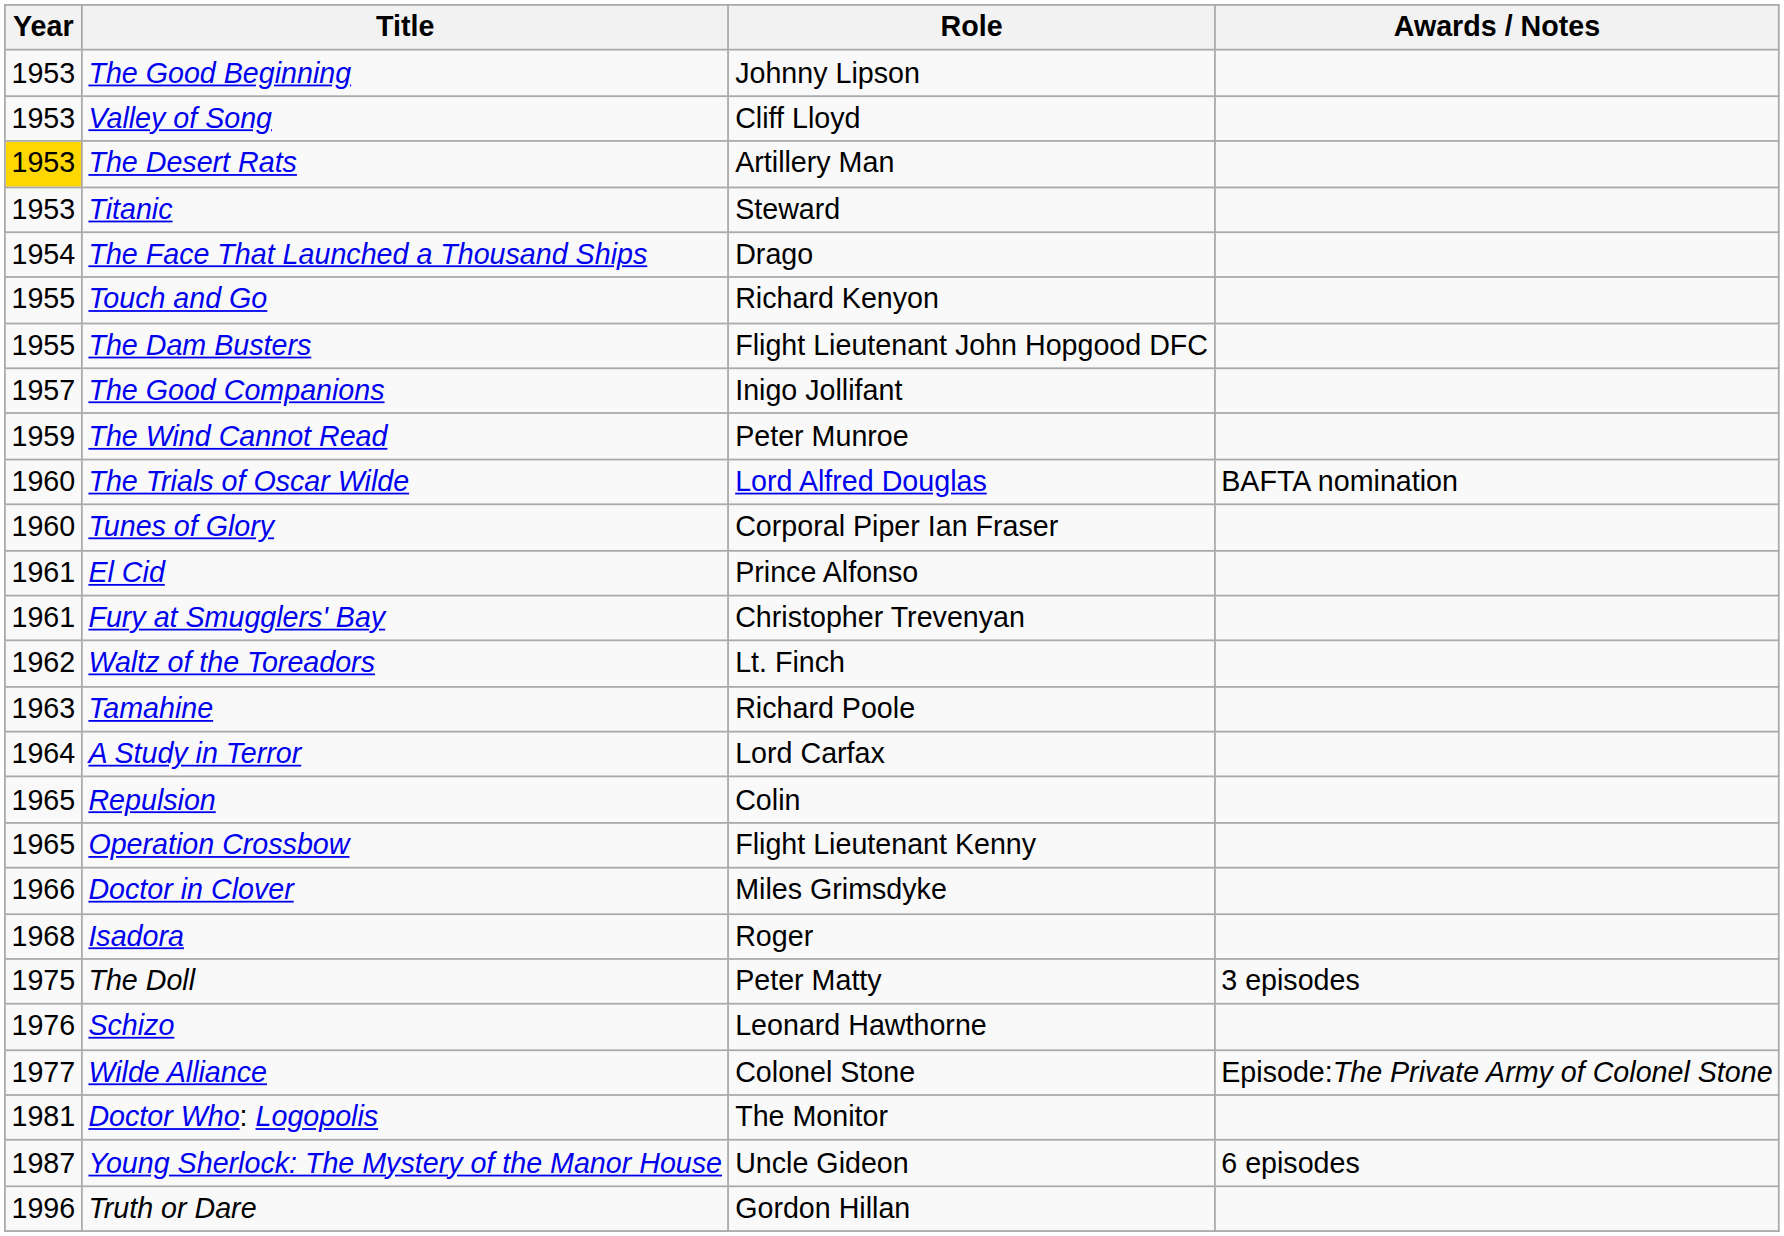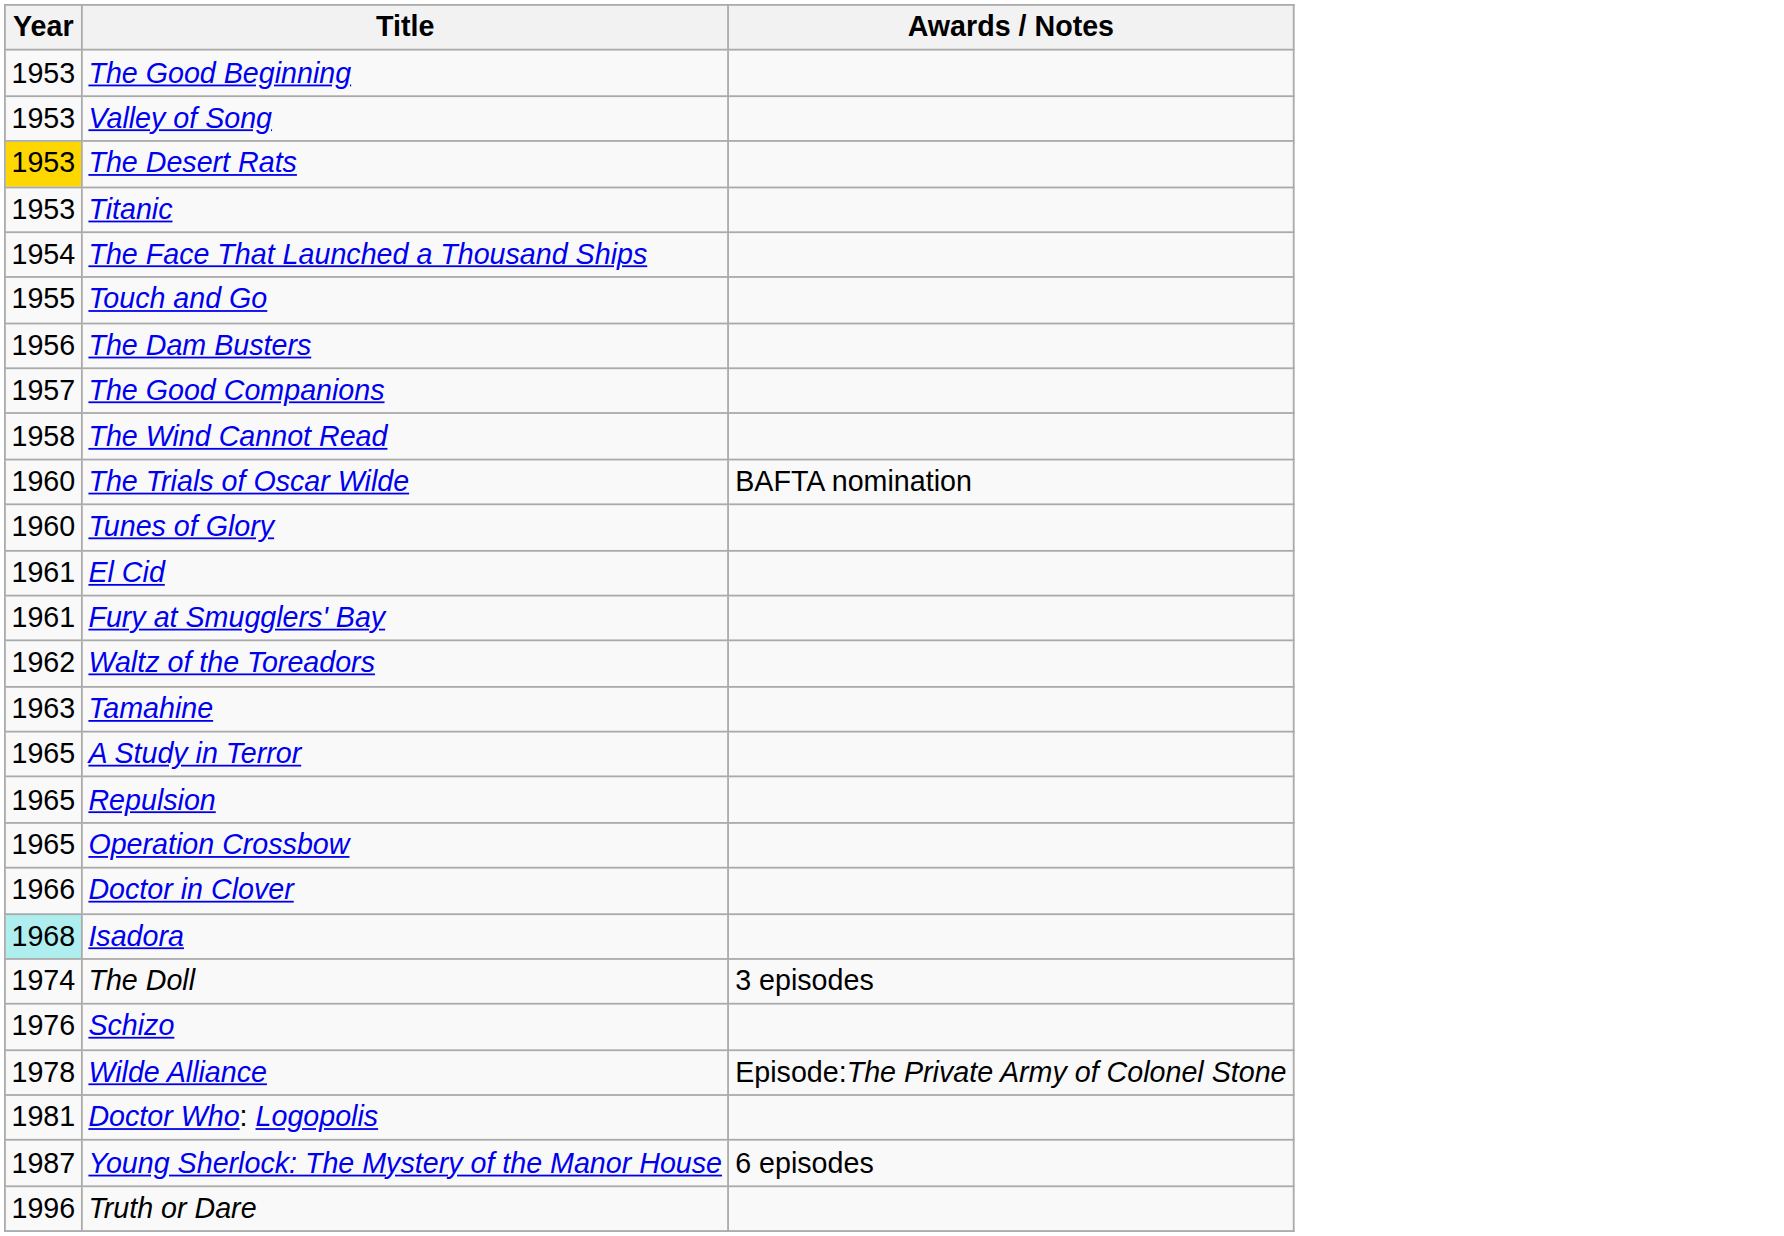- column: (972, 27)
(43, 345) 1955 -> (43, 345) 1956
(43, 436) 1959 -> (43, 436) 1958
(43, 753) 1964 -> (43, 753) 1965
(43, 935) no background -> (43, 935) paleturquoise background
(43, 981) 1975 -> (43, 981) 1974
(43, 1071) 1977 -> (43, 1071) 1978
